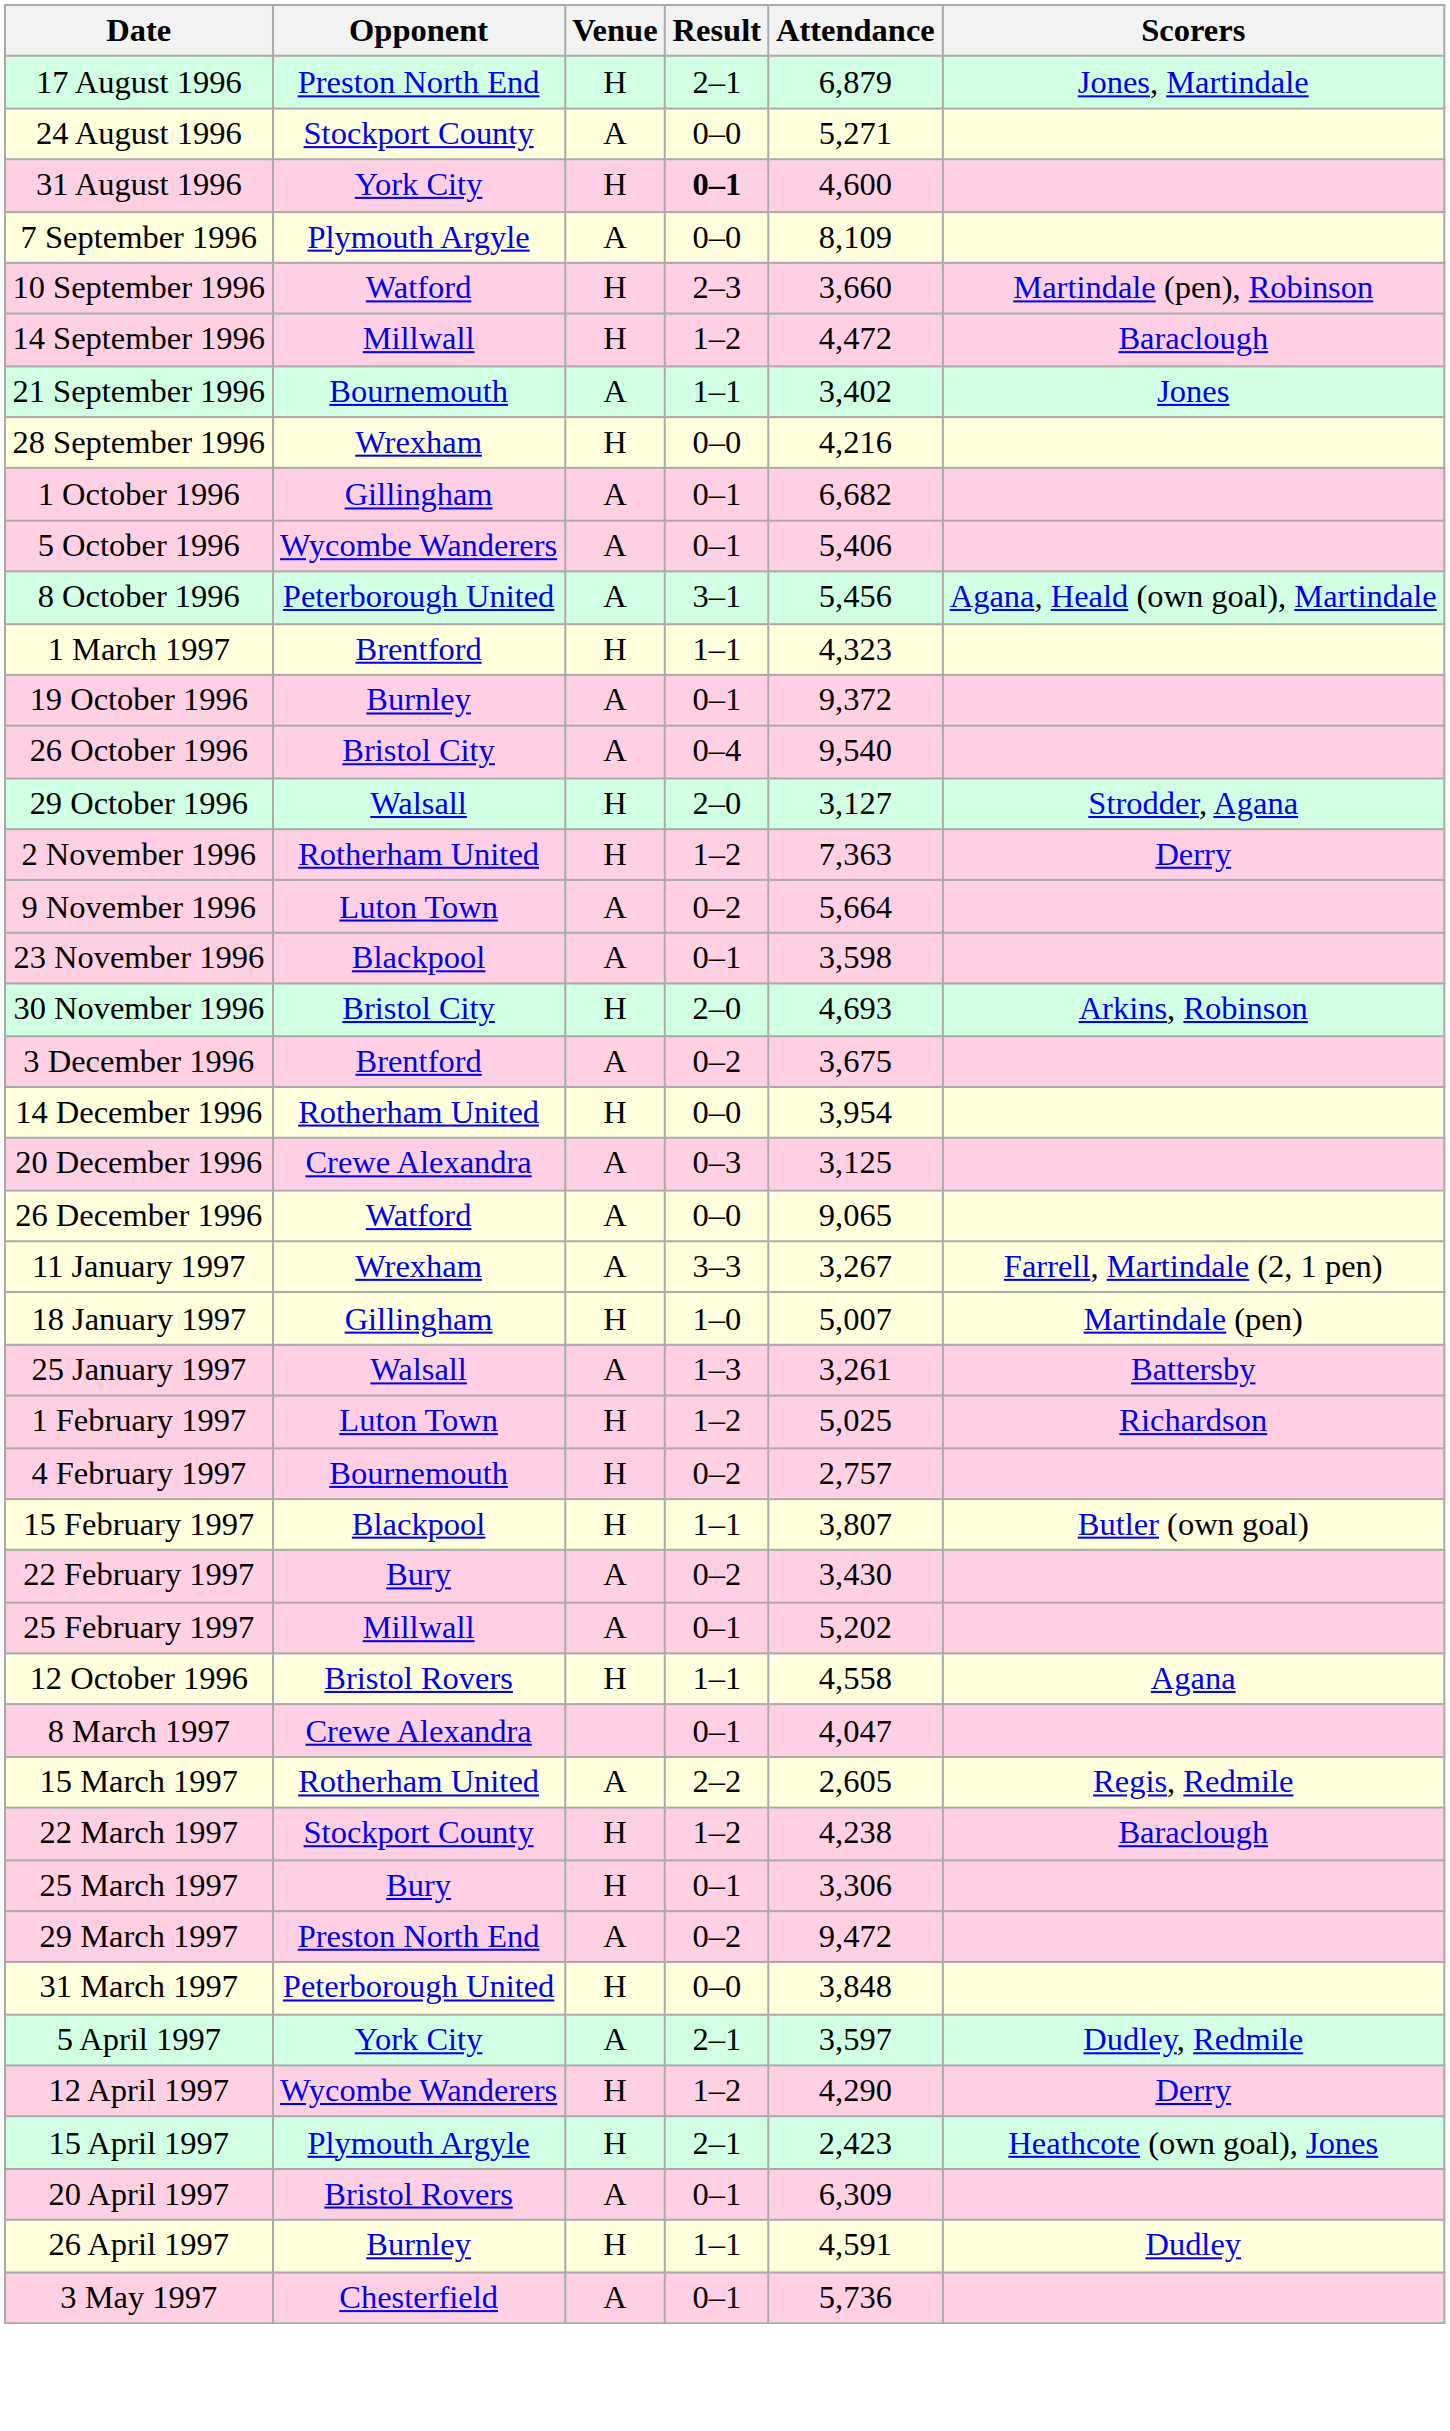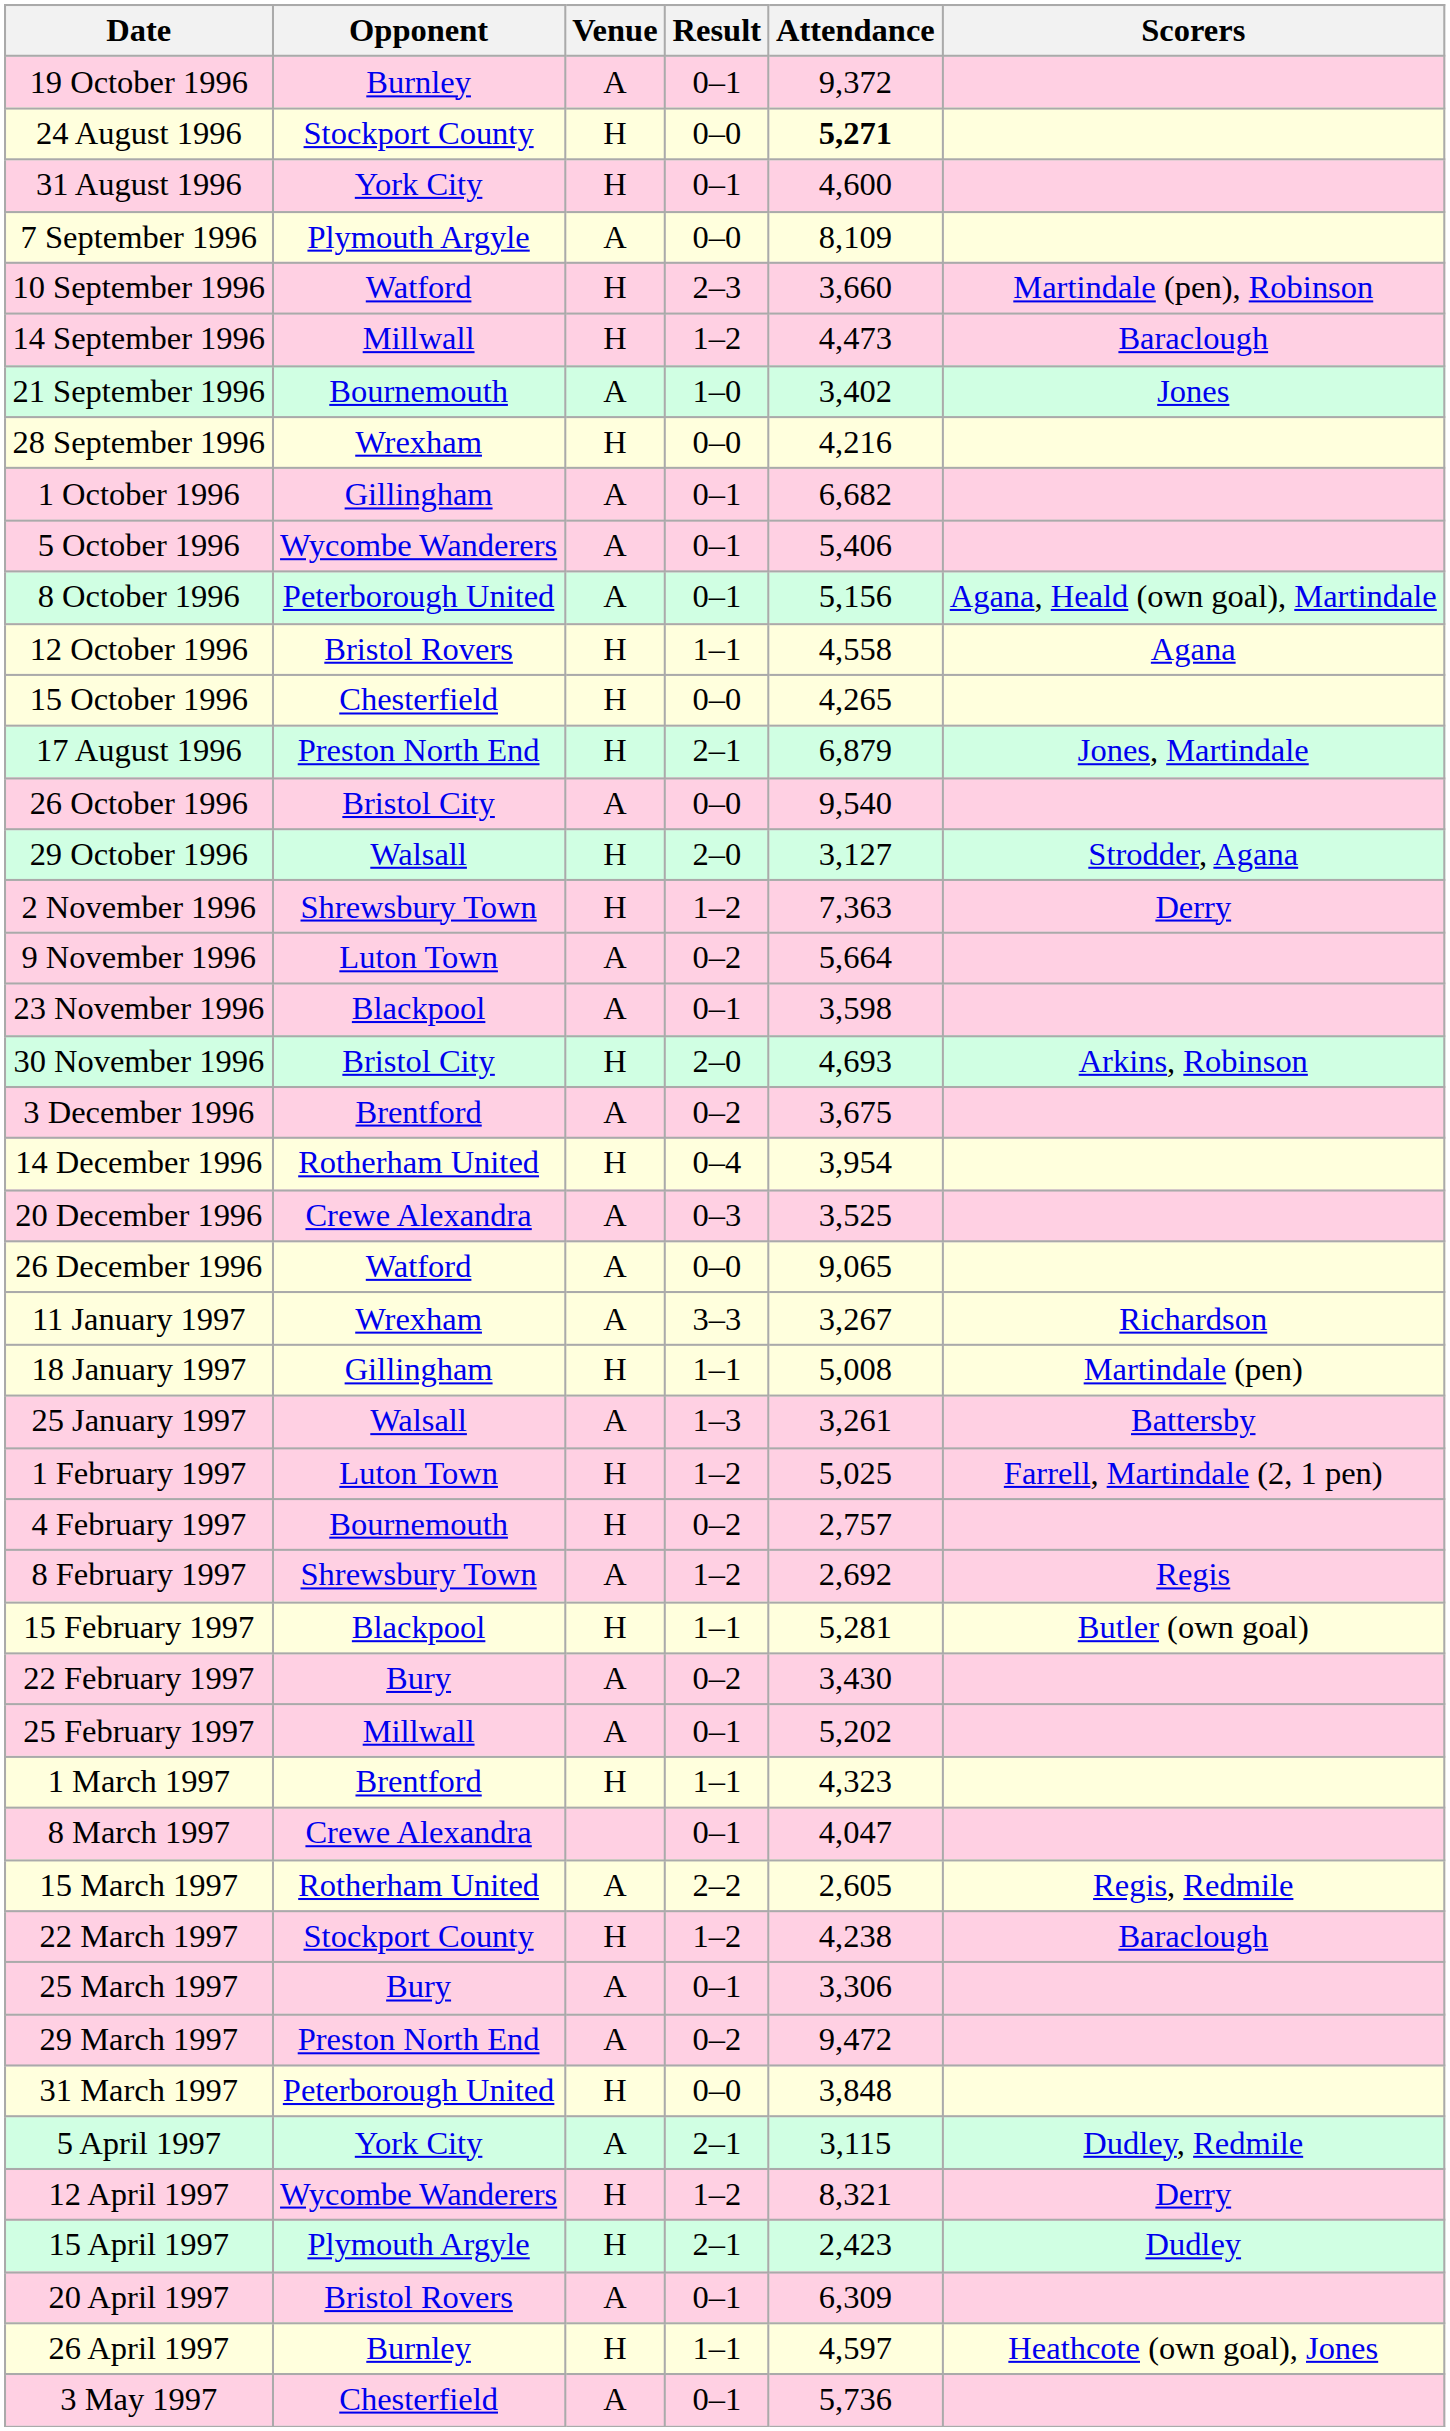rows swapped: (139, 81) <-> (139, 699)
(615, 133) A -> (615, 133) H
(855, 133) normal -> (855, 133) bold
(717, 184) bold -> (717, 184) normal
(855, 339) 4,472 -> (855, 339) 4,473
(717, 390) 1–1 -> (717, 390) 1–0
(717, 596) 3–1 -> (717, 596) 0–1
(855, 596) 5,456 -> (855, 596) 5,156
rows swapped: (139, 1678) <-> (139, 648)
+ row: (139, 699)
(717, 751) 0–4 -> (717, 802) 0–0
(419, 854) Rotherham United -> (419, 905) Shrewsbury Town
(717, 1111) 0–0 -> (717, 1163) 0–4
(855, 1163) 3,125 -> (855, 1215) 3,525
(1193, 1266) Farrell, Martindale (2, 1 pen) -> (1193, 1318) Richardson
(717, 1318) 1–0 -> (717, 1369) 1–1
(855, 1318) 5,007 -> (855, 1369) 5,008
(1193, 1421) Richardson -> (1193, 1472) Farrell, Martindale (2, 1 pen)
+ row: (139, 1575)
(855, 1524) 3,807 -> (855, 1627) 5,281
(615, 1884) H -> (615, 1987) A
(855, 2039) 3,597 -> (855, 2142) 3,115
(855, 2090) 4,290 -> (855, 2193) 8,321
(1193, 2142) Heathcote (own goal), Jones -> (1193, 2245) Dudley
(855, 2245) 4,591 -> (855, 2348) 4,597
(1193, 2245) Dudley -> (1193, 2348) Heathcote (own goal), Jones
